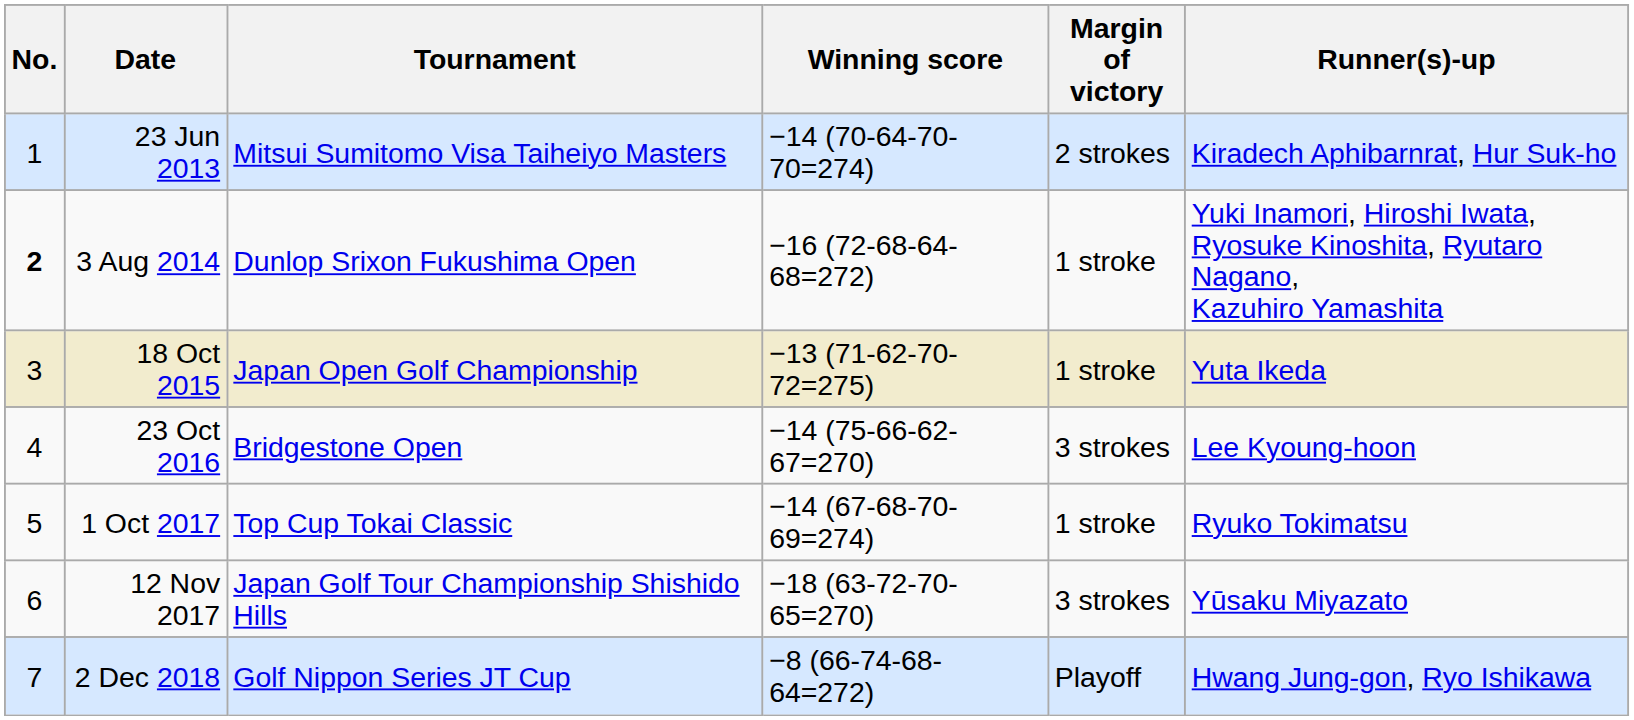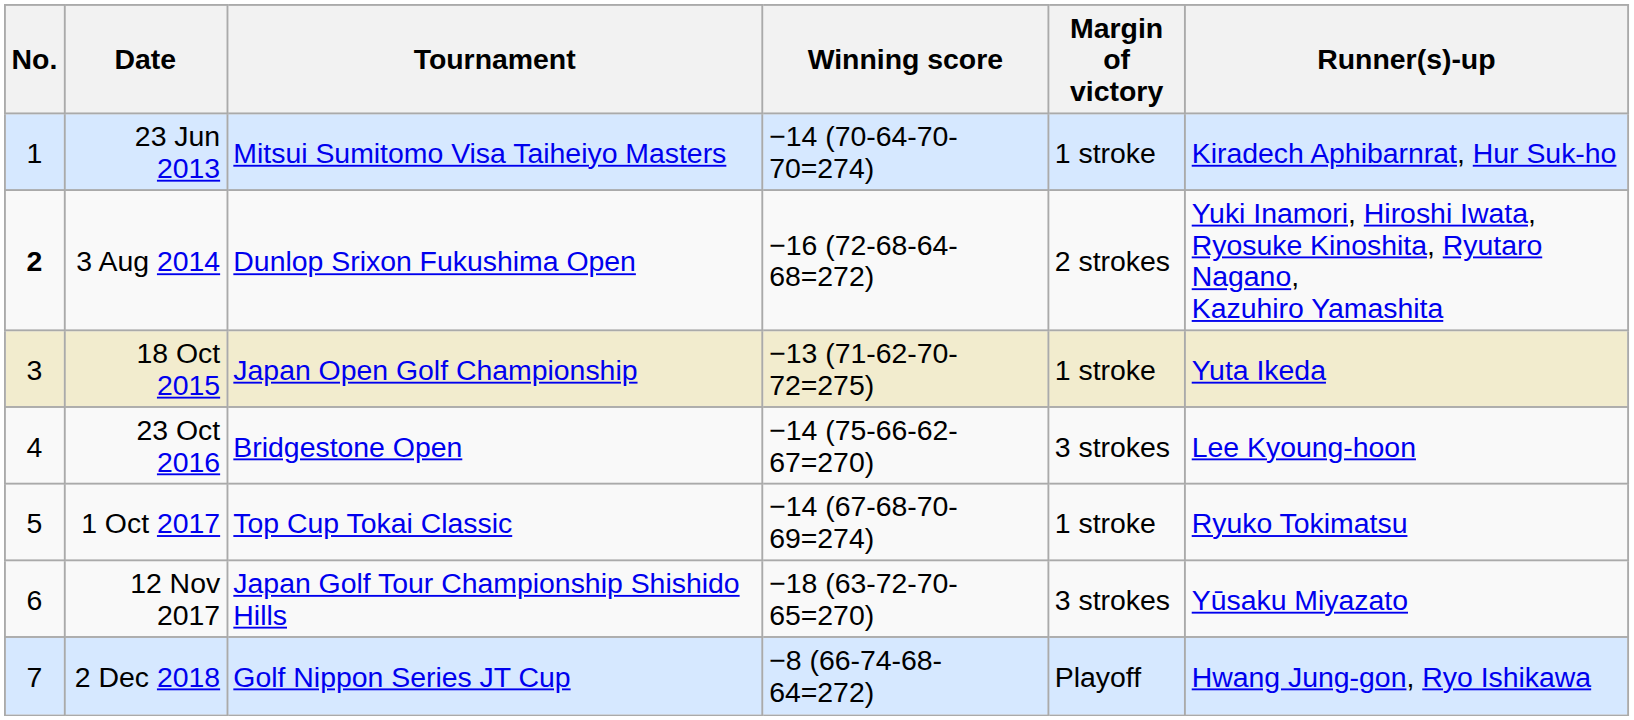(1112, 152) 2 strokes -> (1105, 152) 1 stroke
(1105, 261) 1 stroke -> (1112, 261) 2 strokes
